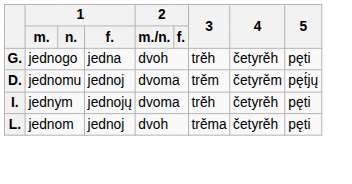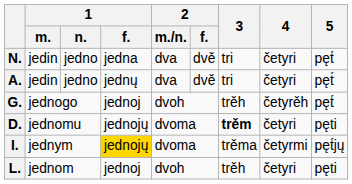+ row: (15, 59)
+ row: (15, 80)
(104, 59) jedna -> (122, 102) jednoj
(299, 59) pęti -> (324, 102) pęt́
(106, 80) jednoj -> (126, 124) jednojų
(205, 80) normal -> (237, 124) bold
(258, 80) četyrěm -> (280, 124) četyri
(303, 80) pęt́jų -> (326, 124) pęti
(110, 102) no background -> (126, 146) gold background
(203, 102) trěh -> (239, 146) trěma
(256, 102) četyrěh -> (285, 146) četyrmi
(299, 102) pęti -> (330, 146) pęt́jų
(209, 124) trěma -> (233, 168) trěh
(256, 124) četyrěh -> (280, 168) četyri
